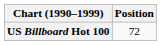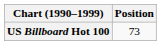(134, 31) 72 -> (134, 31) 73
